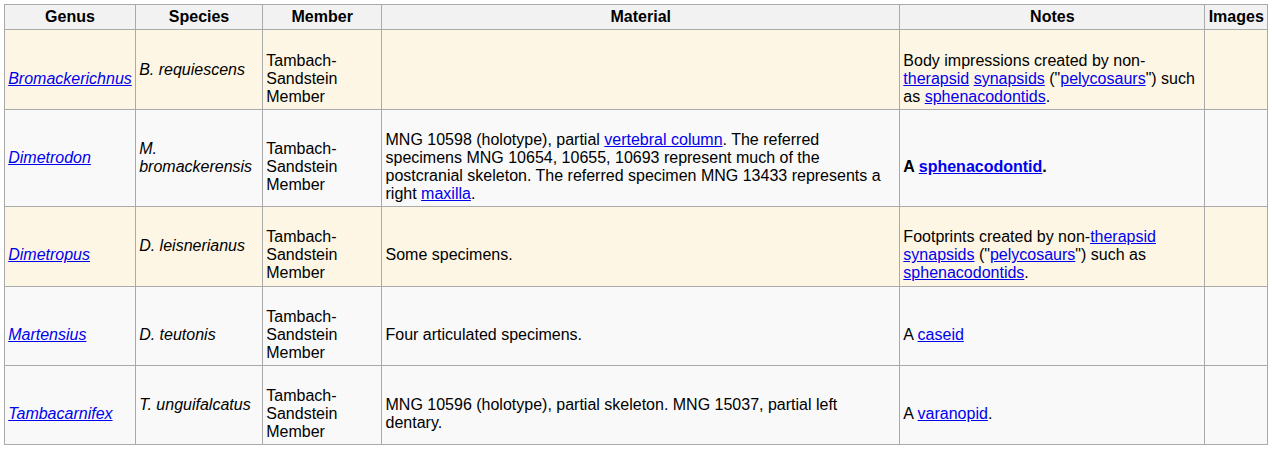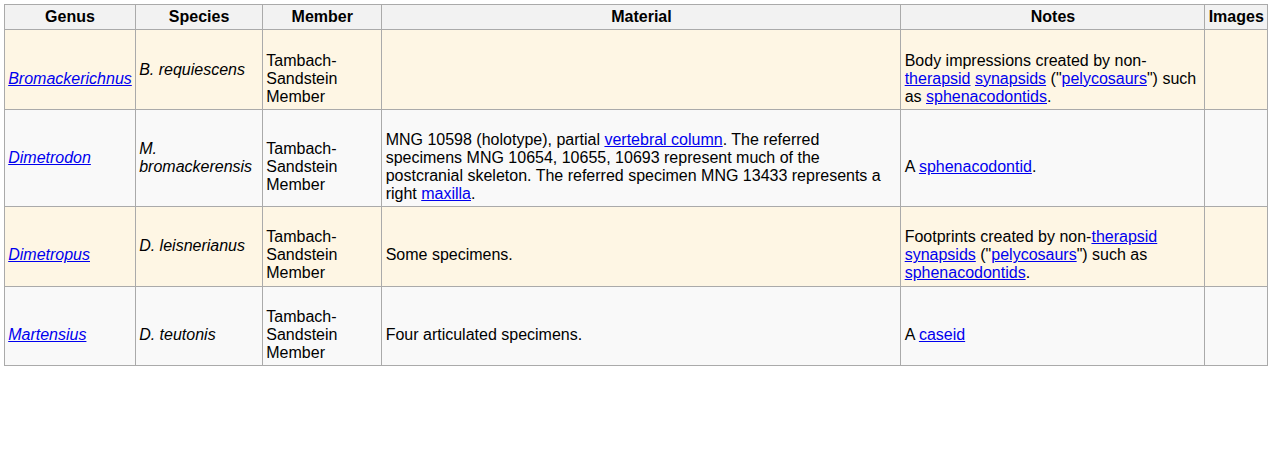(975, 166) bold -> (971, 166) normal
- row: (60, 414)
